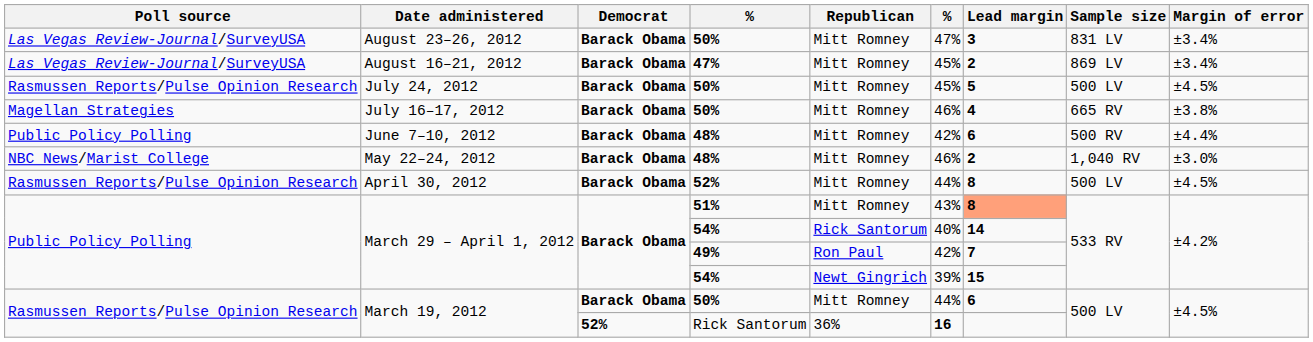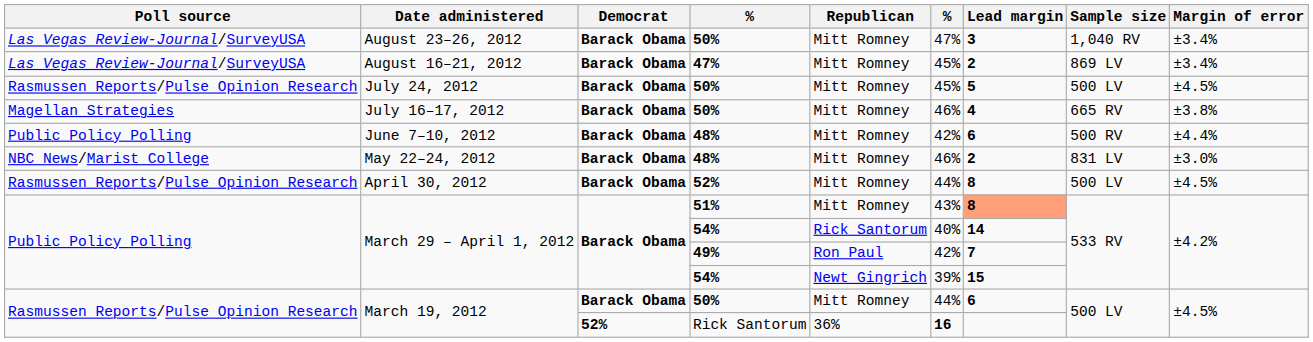(1096, 40) 831 LV -> (1105, 40) 1,040 RV
(1105, 159) 1,040 RV -> (1096, 159) 831 LV
